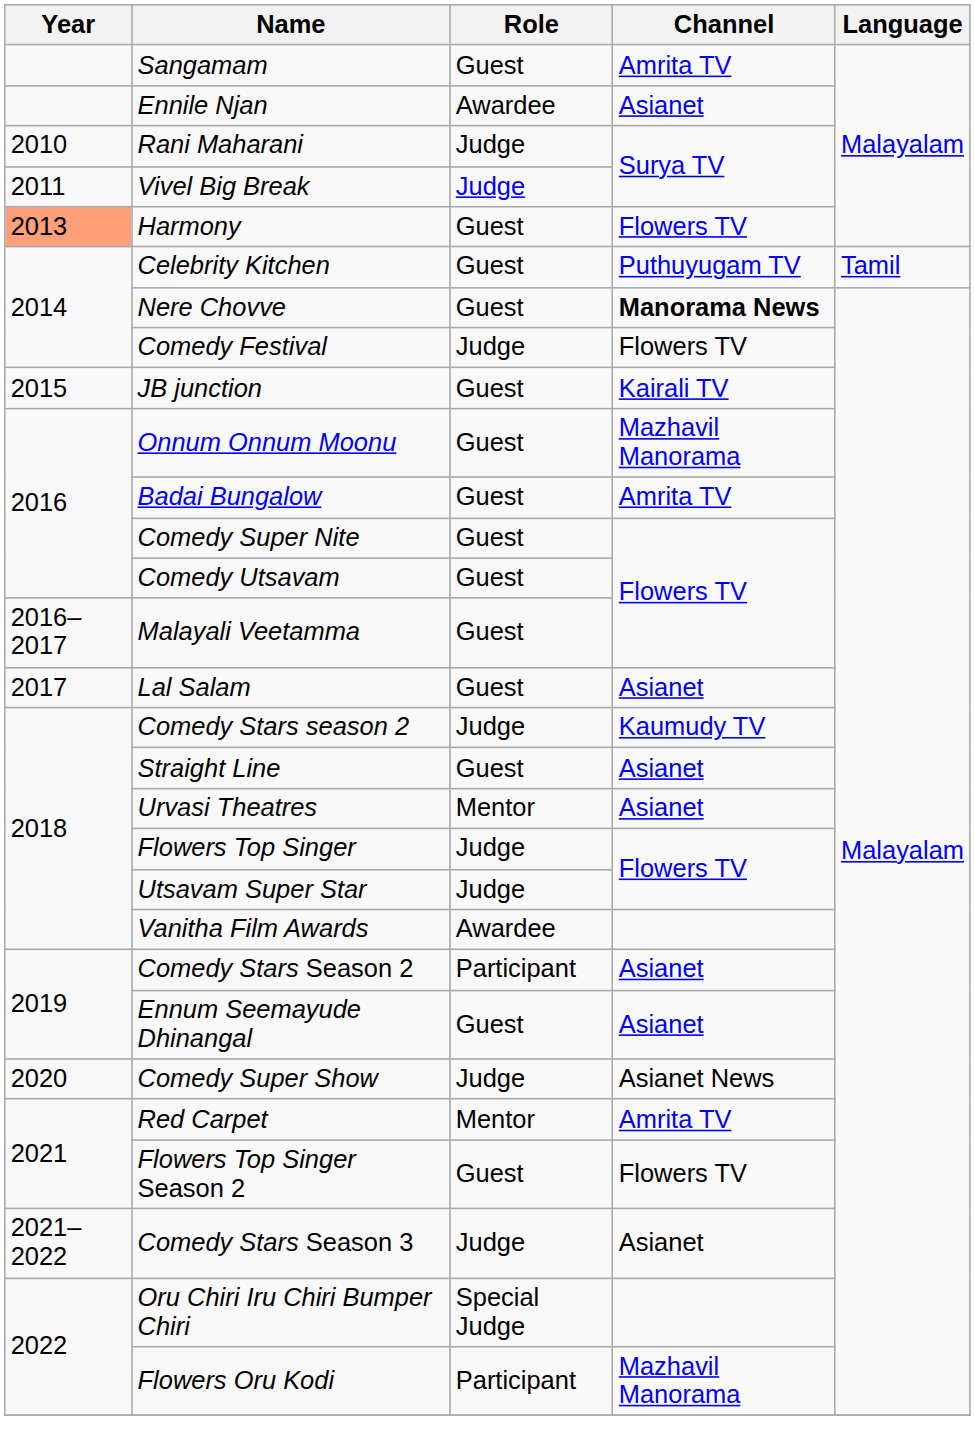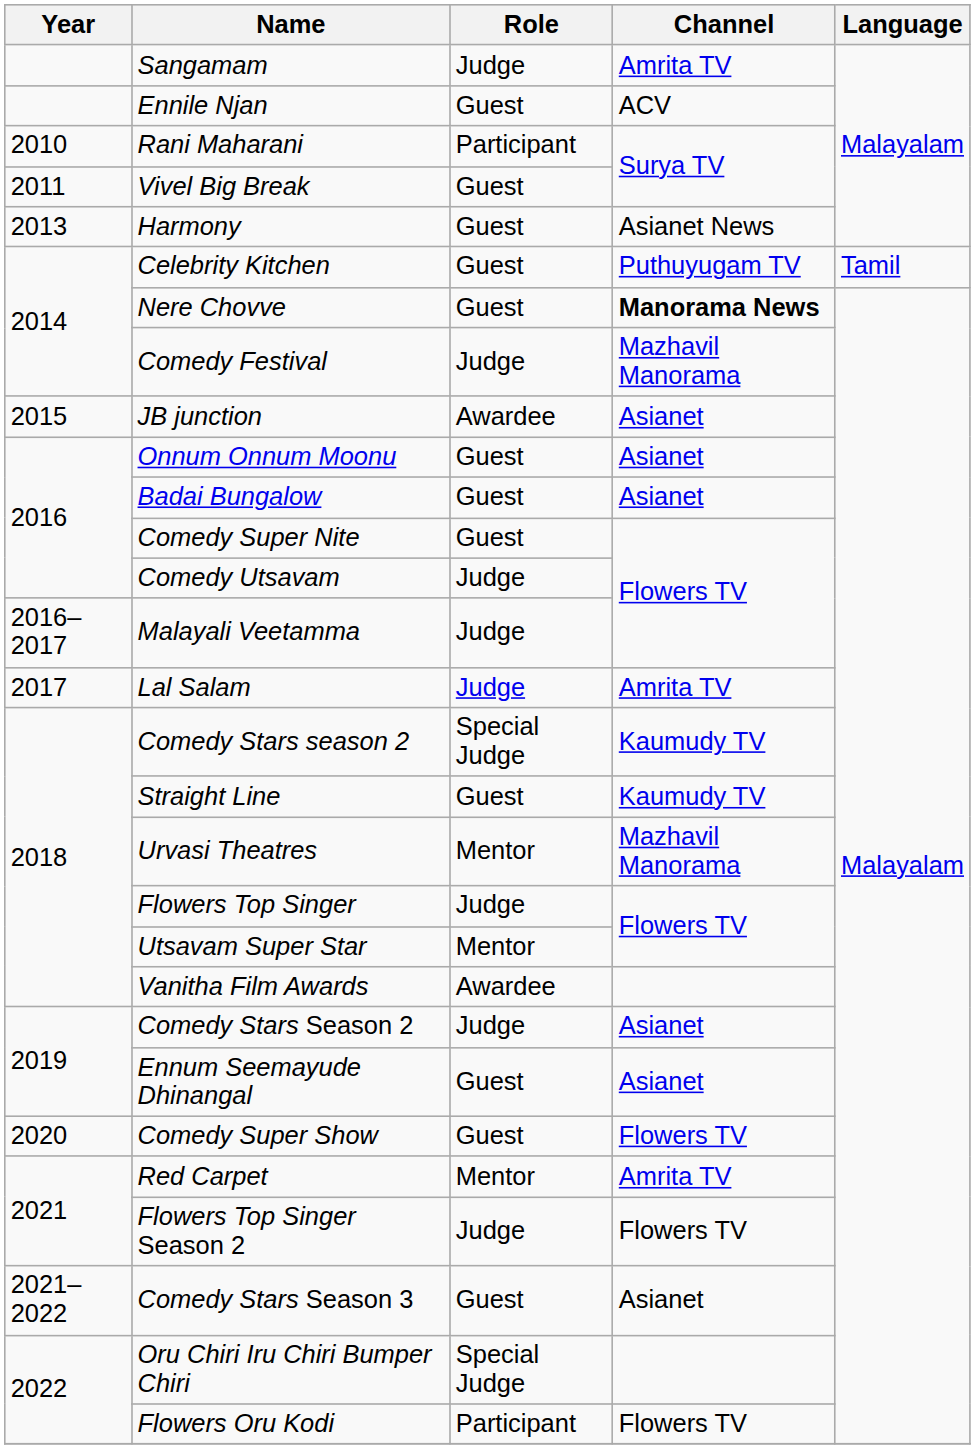(490, 65) Guest -> (490, 65) Judge
(506, 105) Awardee -> (490, 105) Guest
(661, 105) Asianet -> (645, 105) ACV
(490, 145) Judge -> (516, 145) Participant
(490, 186) Judge -> (490, 186) Guest
(39, 226) lightsalmon background -> (39, 226) no background
(683, 226) Flowers TV -> (697, 226) Asianet News
(683, 347) Flowers TV -> (680, 361) Mazhavil Manorama
(490, 387) Guest -> (506, 416) Awardee
(674, 387) Kairali TV -> (661, 416) Asianet
(680, 442) Mazhavil Manorama -> (661, 456) Asianet
(675, 497) Amrita TV -> (661, 497) Asianet
(490, 577) Guest -> (490, 577) Judge
(490, 632) Guest -> (490, 632) Judge
(490, 687) Guest -> (490, 687) Judge
(661, 687) Asianet -> (675, 687) Amrita TV
(490, 727) Judge -> (498, 741) Special Judge
(661, 767) Asianet -> (692, 796) Kaumudy TV
(661, 808) Asianet -> (680, 851) Mazhavil Manorama
(490, 888) Judge -> (495, 946) Mentor
(516, 969) Participant -> (490, 1026) Judge
(490, 1078) Judge -> (490, 1136) Guest
(697, 1078) Asianet News -> (683, 1136) Flowers TV
(490, 1173) Guest -> (490, 1231) Judge
(490, 1242) Judge -> (490, 1300) Guest
(680, 1380) Mazhavil Manorama -> (683, 1423) Flowers TV
